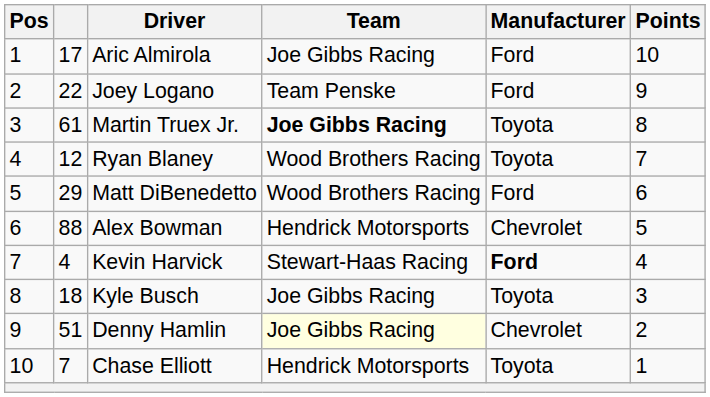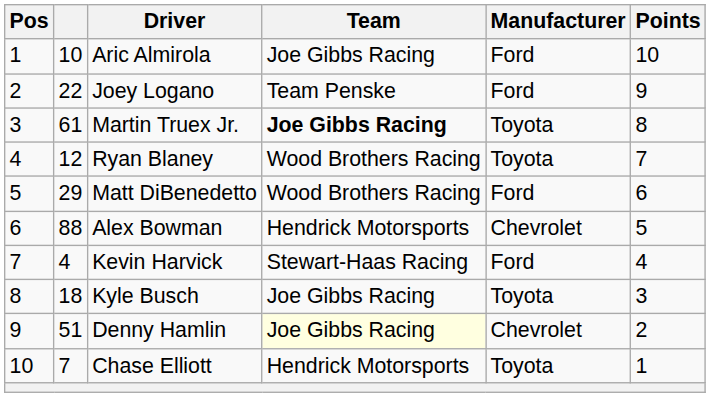(70, 55) 17 -> (70, 55) 10
(514, 261) bold -> (513, 261) normal
